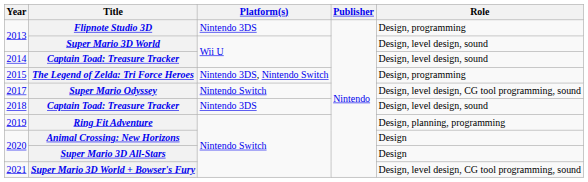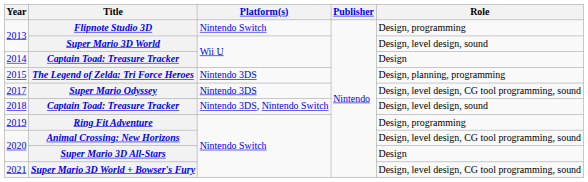(228, 28) Nintendo 3DS -> (233, 28) Nintendo Switch
(433, 59) Design, level design, sound -> (393, 59) Design
(264, 75) Nintendo 3DS, Nintendo Switch -> (228, 75) Nintendo 3DS
(422, 75) Design, programming -> (442, 75) Design, planning, programming
(233, 91) Nintendo Switch -> (228, 91) Nintendo 3DS
(228, 106) Nintendo 3DS -> (264, 106) Nintendo 3DS, Nintendo Switch
(442, 122) Design, planning, programming -> (422, 122) Design, programming
(393, 138) Design -> (480, 138) Design, level design, CG tool programming, sound
